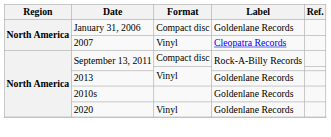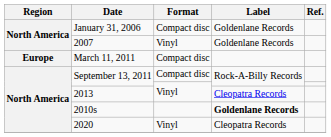(250, 43) Cleopatra Records -> (254, 43) Goldenlane Records
+ row: (104, 58)
(254, 78) Goldenlane Records -> (250, 94) Cleopatra Records
(254, 94) normal -> (256, 109) bold
(254, 109) Goldenlane Records -> (250, 125) Cleopatra Records
